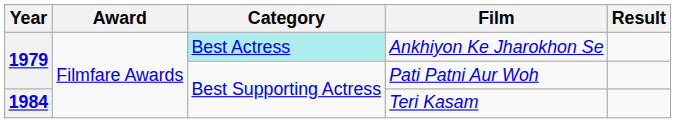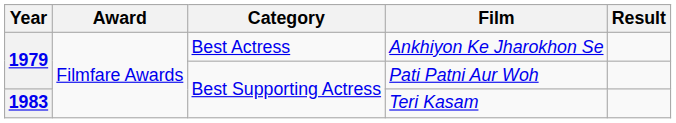(241, 46) paleturquoise background -> (241, 46) no background
(28, 103) 1984 -> (28, 103) 1983
